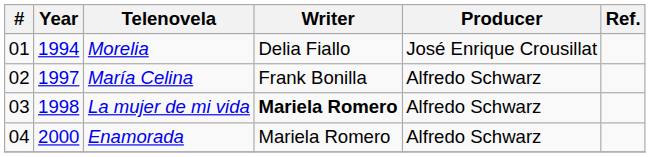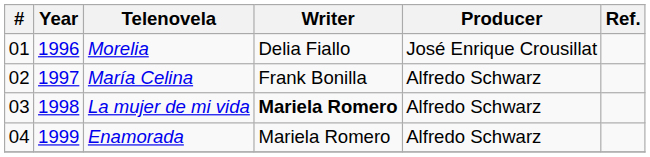(59, 48) 1994 -> (59, 48) 1996
(59, 136) 2000 -> (59, 136) 1999
